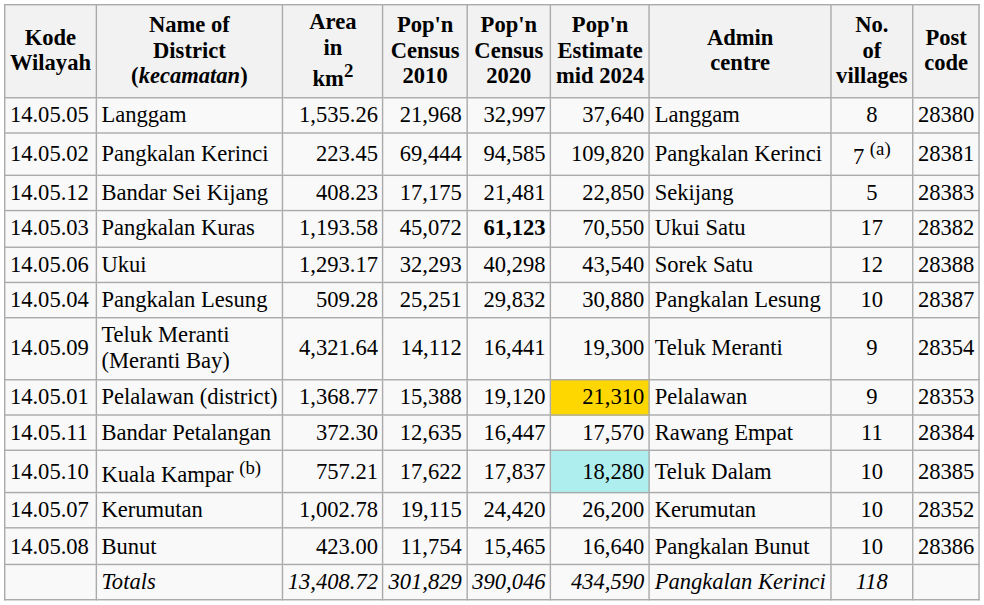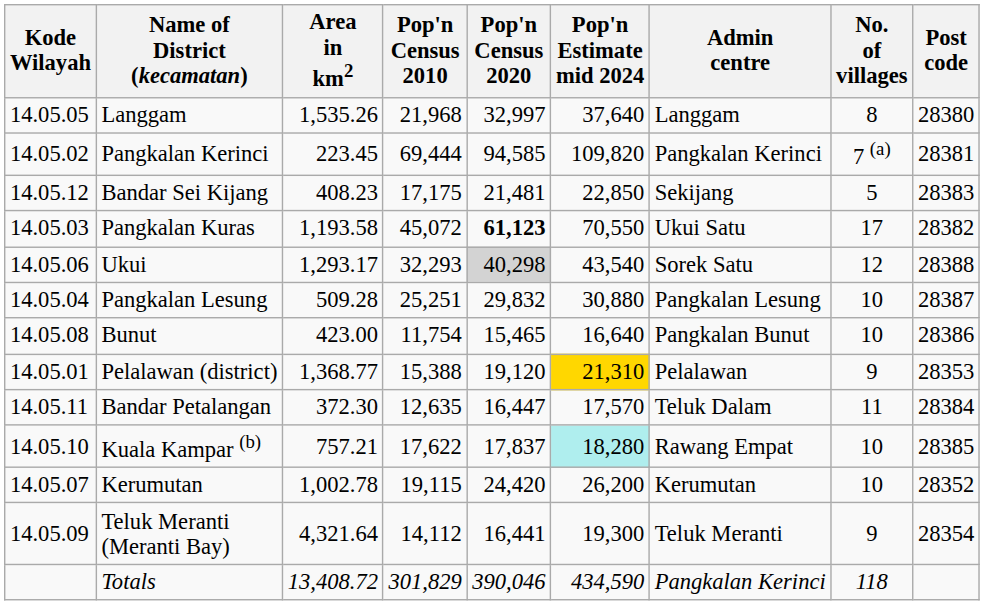(514, 264) no background -> (514, 264) lightgrey background
rows swapped: (129, 546) <-> (166, 348)
(724, 432) Rawang Empat -> (713, 407) Teluk Dalam
(713, 471) Teluk Dalam -> (724, 446) Rawang Empat
